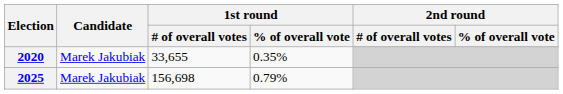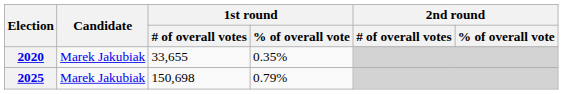(173, 78) 156,698 -> (173, 78) 150,698
